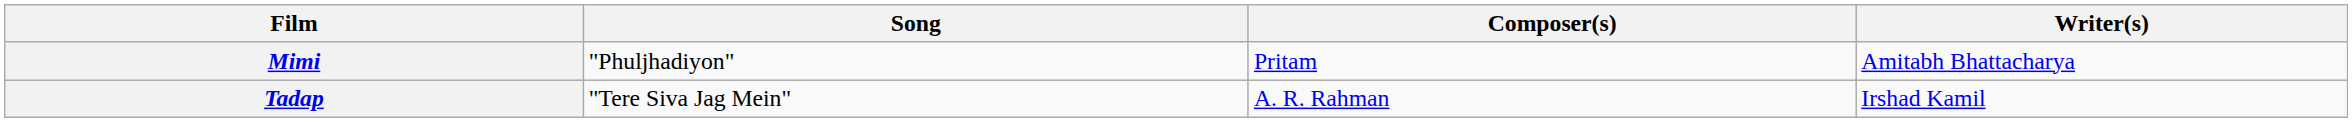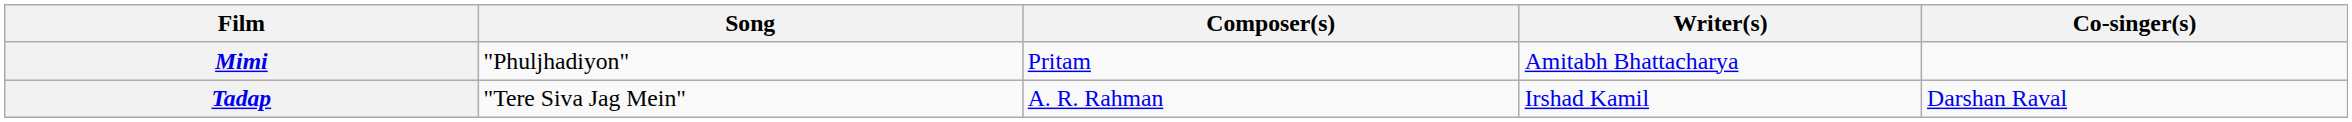+ column: (2135, 23)
